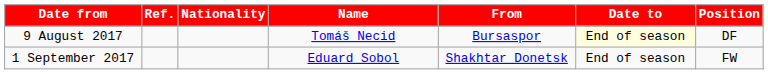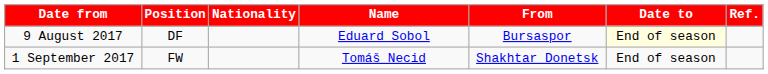columns swapped: (729, 15) <-> (160, 15)
(353, 36) Tomáš Necid -> (384, 36) Eduard Sobol
(353, 58) Eduard Sobol -> (384, 58) Tomáš Necid
